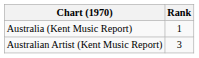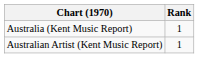(179, 45) 3 -> (179, 45) 1
